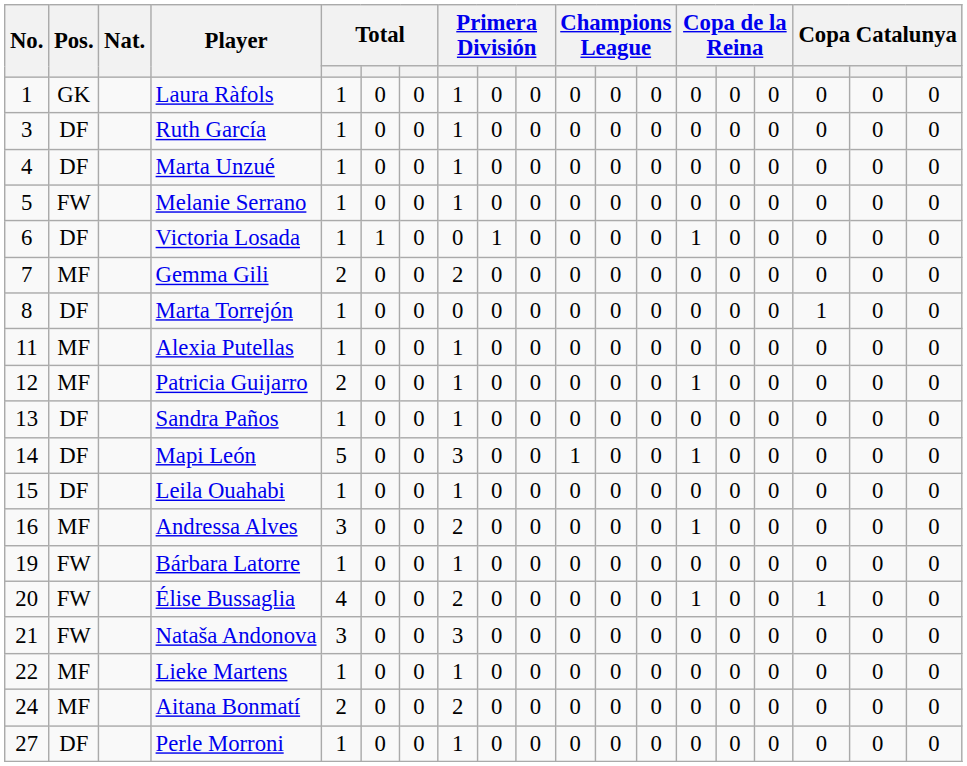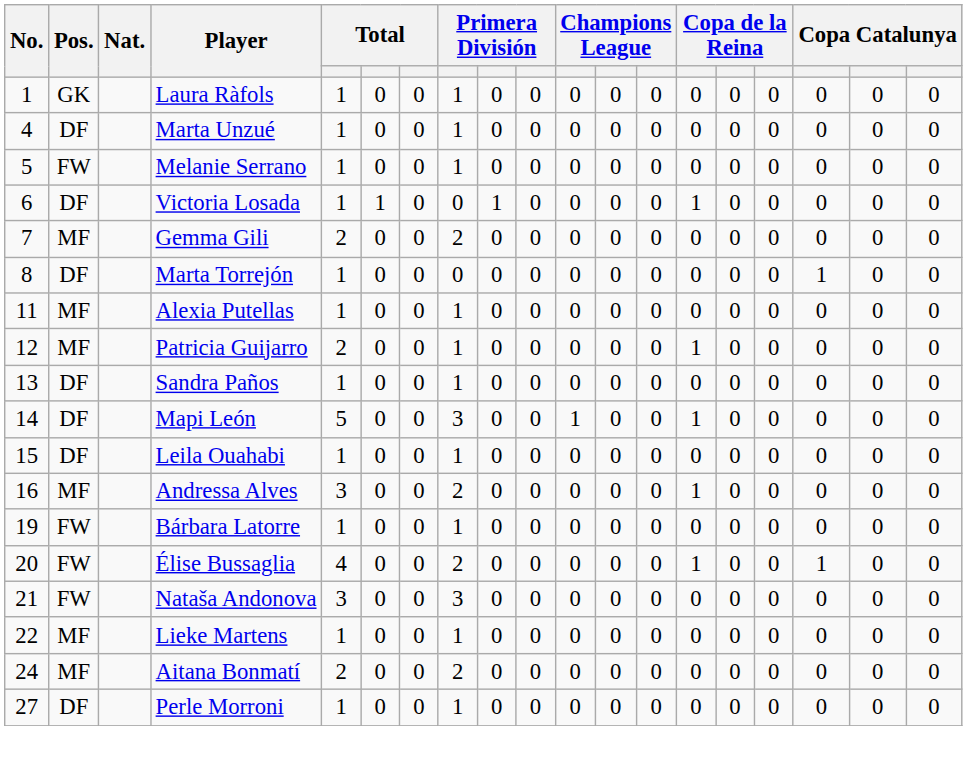- row: (211, 130)
